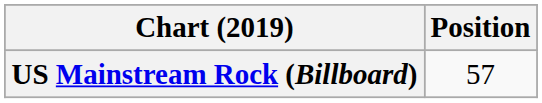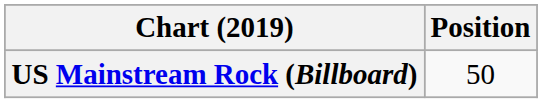(481, 73) 57 -> (481, 73) 50
